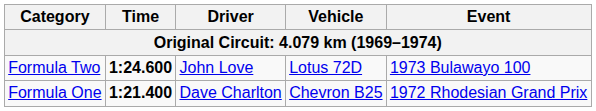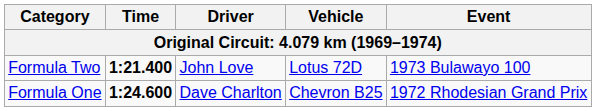(141, 67) 1:24.600 -> (141, 67) 1:21.400
(141, 93) 1:21.400 -> (141, 93) 1:24.600
